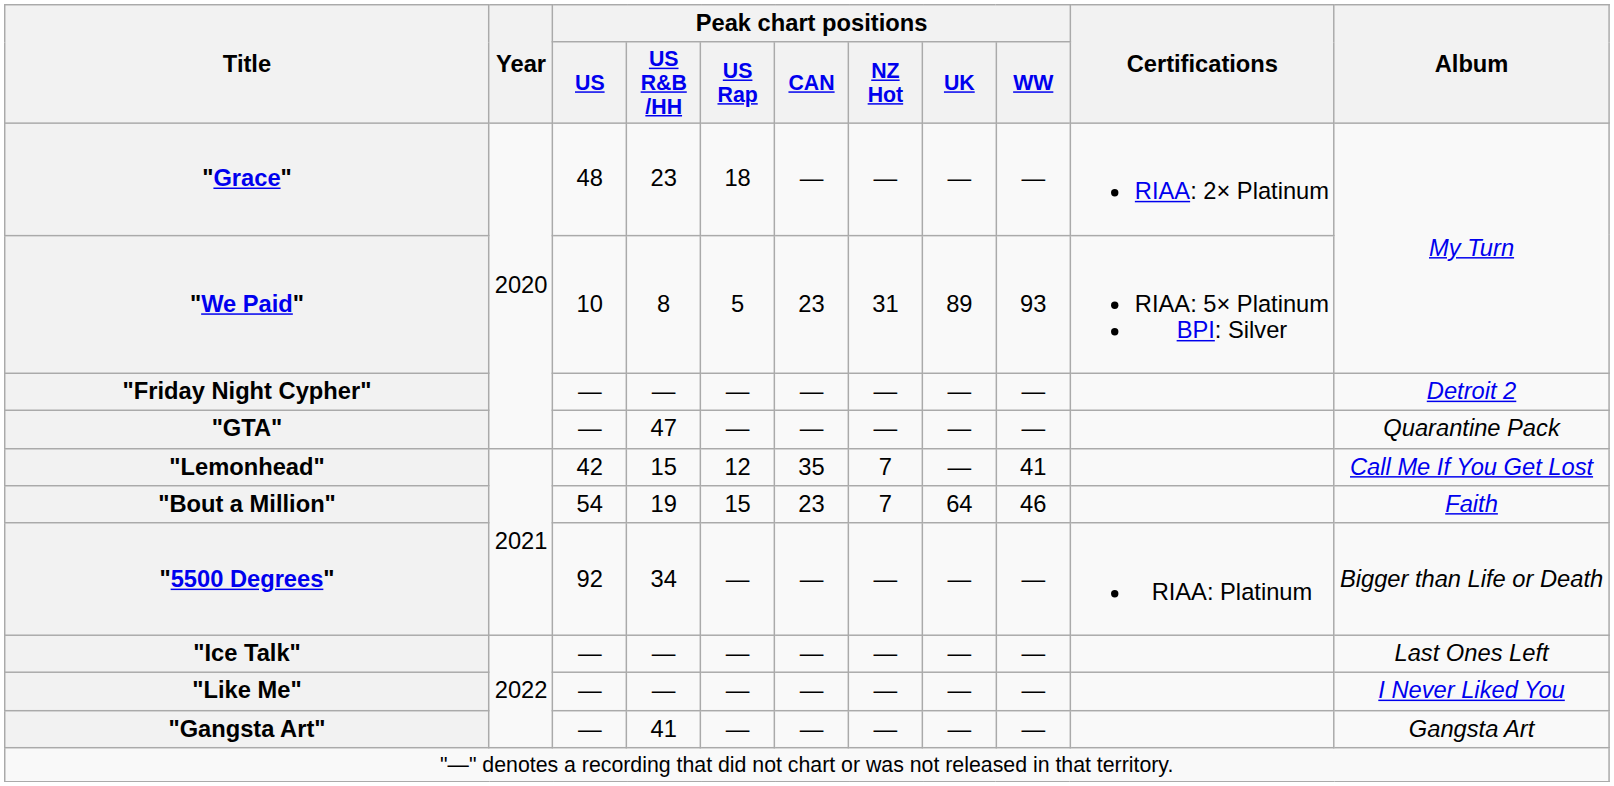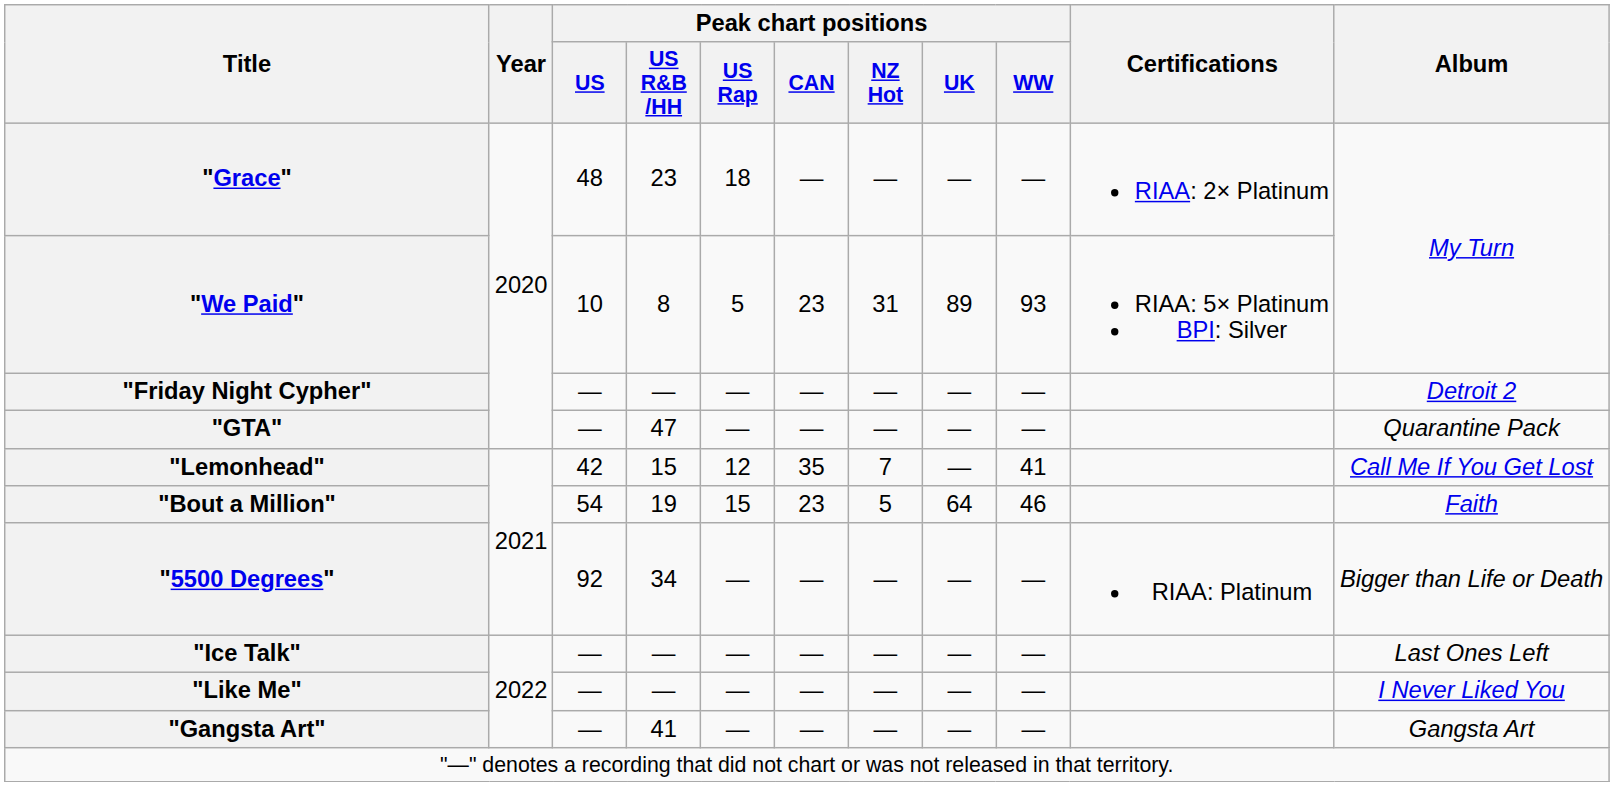(885, 504) 7 -> (885, 504) 5
